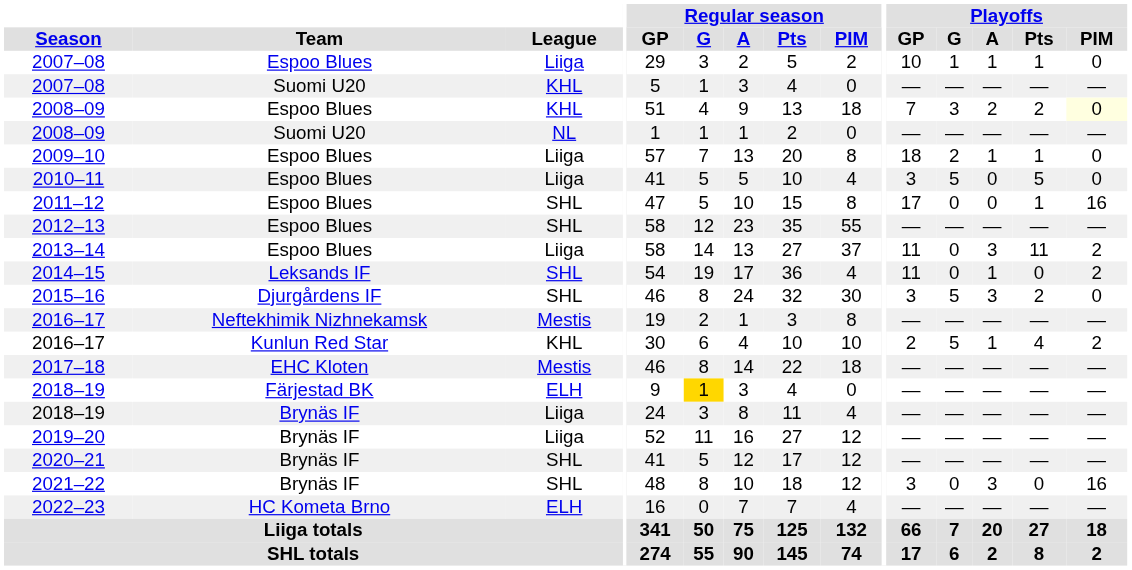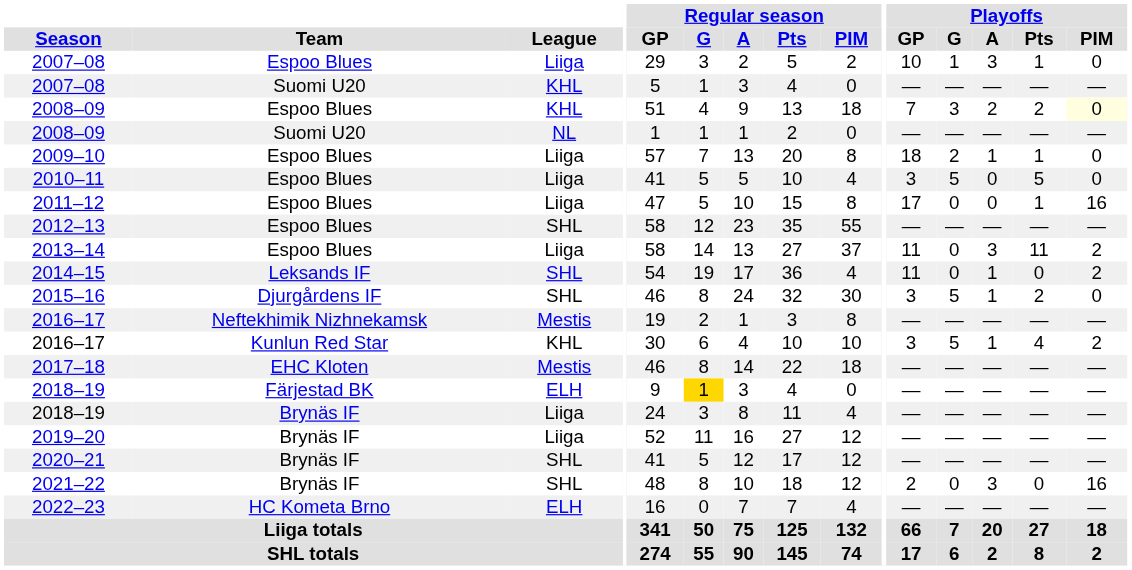(992, 62) 1 -> (992, 62) 3
(564, 202) SHL -> (564, 202) Liiga
(992, 296) 3 -> (992, 296) 1
(911, 343) 2 -> (911, 343) 3
(911, 483) 3 -> (911, 483) 2
